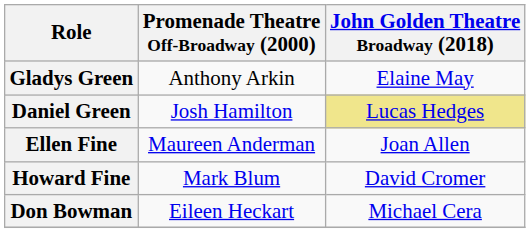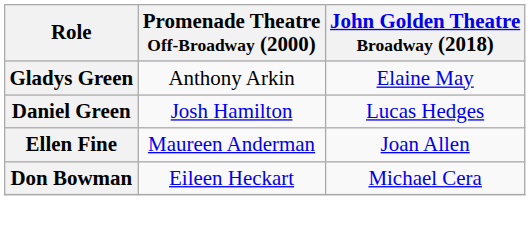(425, 111) khaki background -> (425, 111) no background
- row: (71, 177)
